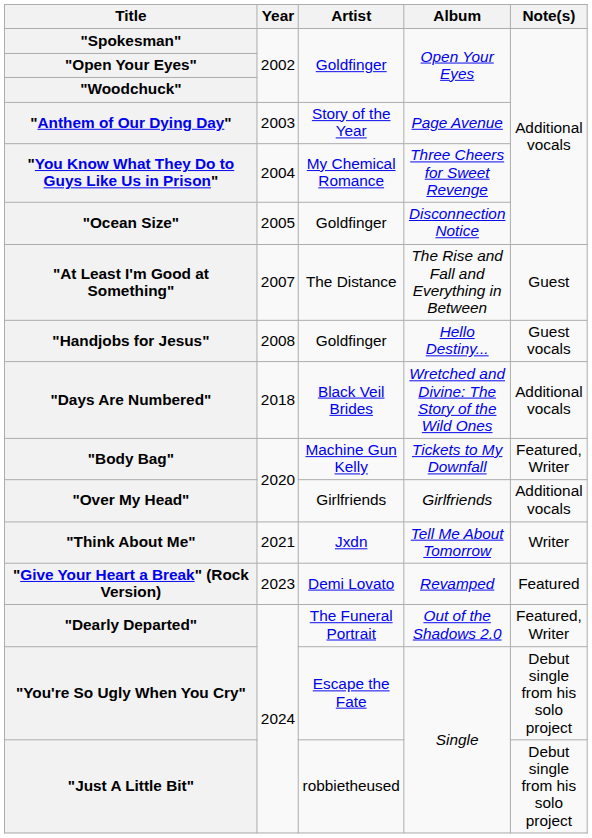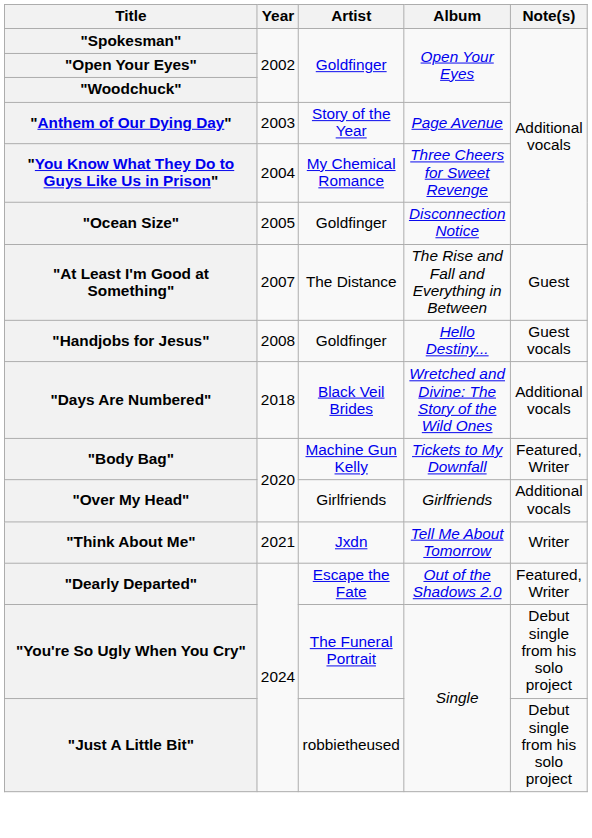- row: (131, 583)
(351, 625) The Funeral Portrait -> (351, 583) Escape the Fate
(351, 693) Escape the Fate -> (351, 651) The Funeral Portrait
